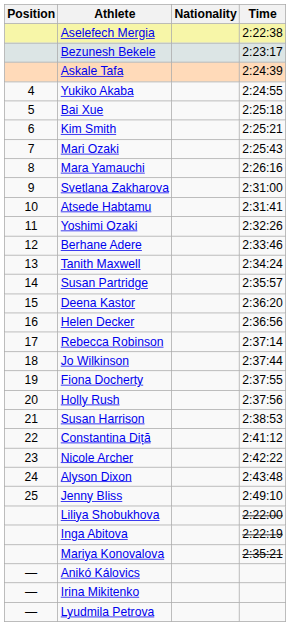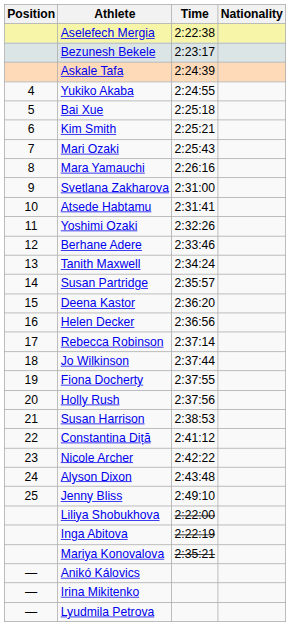columns swapped: (206, 14) <-> (263, 14)
